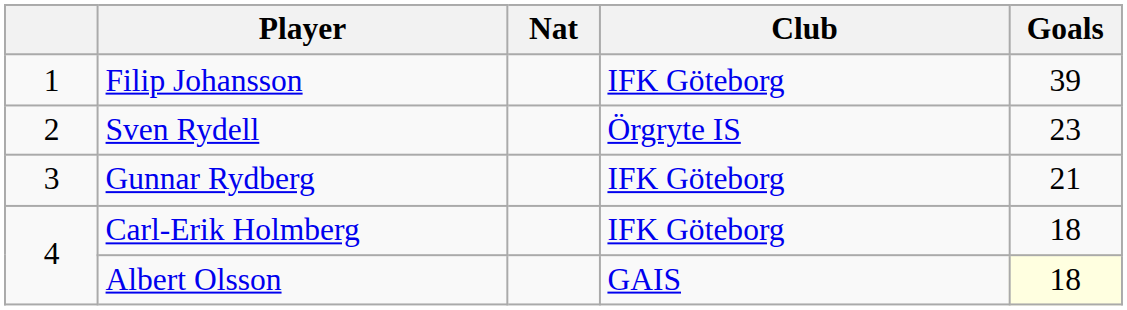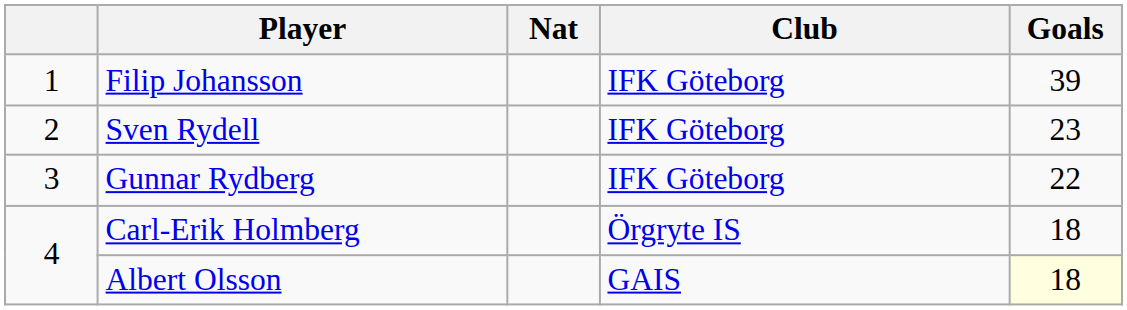(674, 129) Örgryte IS -> (696, 129) IFK Göteborg
(1065, 179) 21 -> (1065, 179) 22
(696, 229) IFK Göteborg -> (674, 229) Örgryte IS
